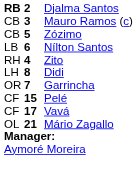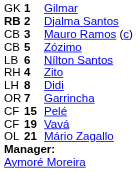+ row: (61, 8)
(30, 111) 17 -> (30, 124) 19
